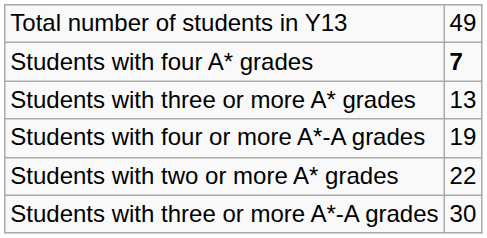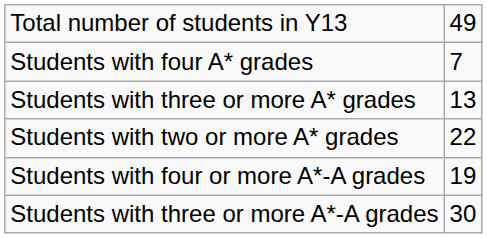(456, 61) bold -> (456, 61) normal
rows swapped: (204, 175) <-> (218, 137)
